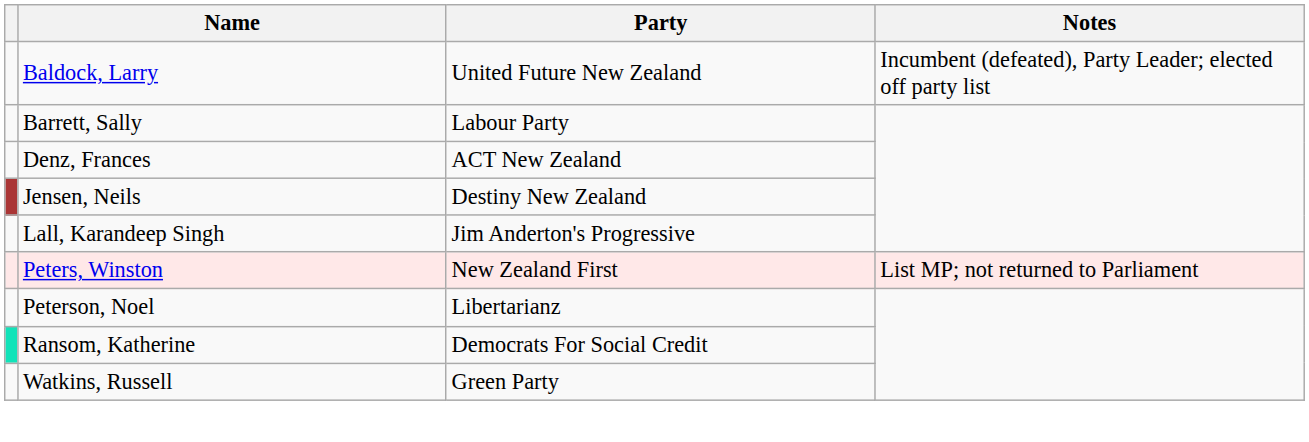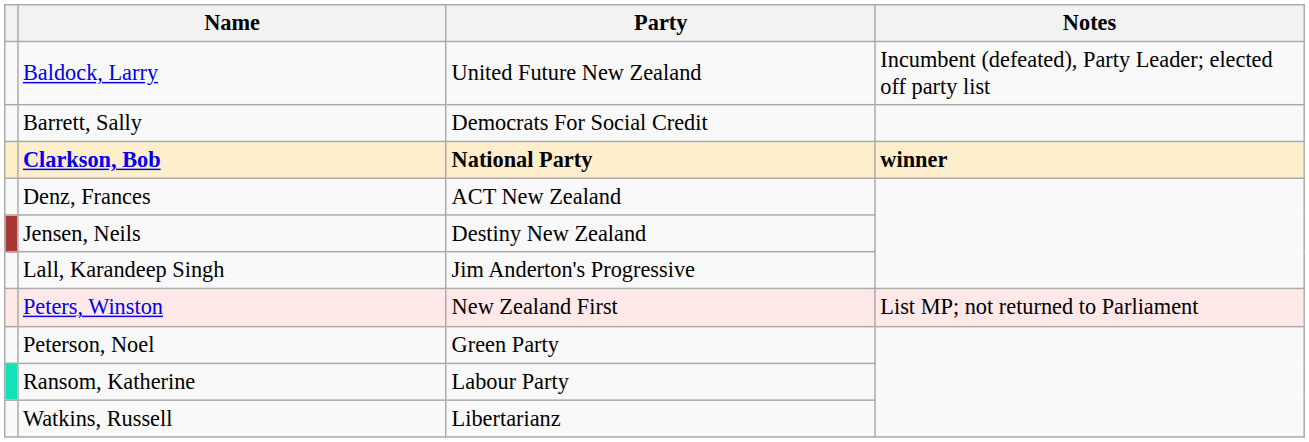(510, 123) Labour Party -> (580, 123) Democrats For Social Credit
+ row: (92, 160)
(506, 307) Libertarianz -> (505, 344) Green Party
(580, 344) Democrats For Social Credit -> (510, 381) Labour Party
(505, 381) Green Party -> (506, 417) Libertarianz
